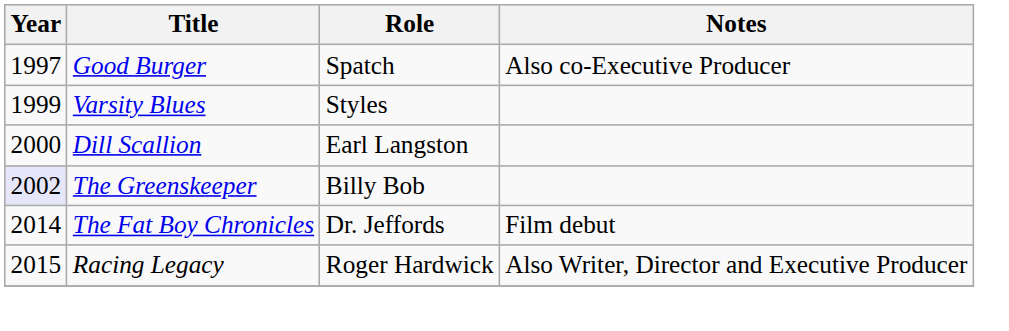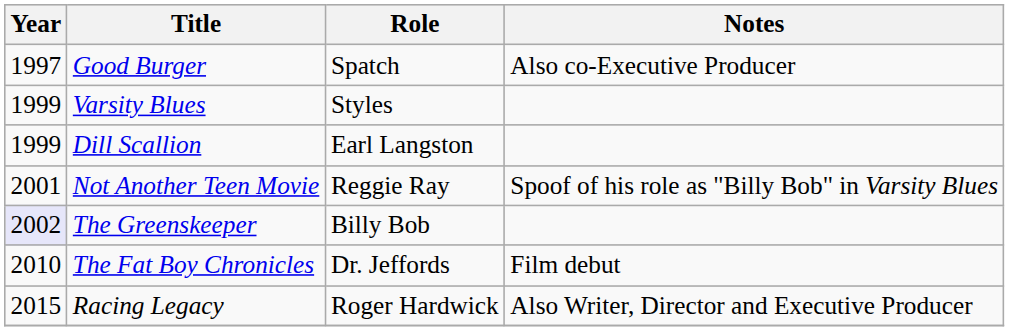(36, 144) 2000 -> (36, 144) 1999
+ row: (196, 184)
(36, 225) 2014 -> (36, 265) 2010
